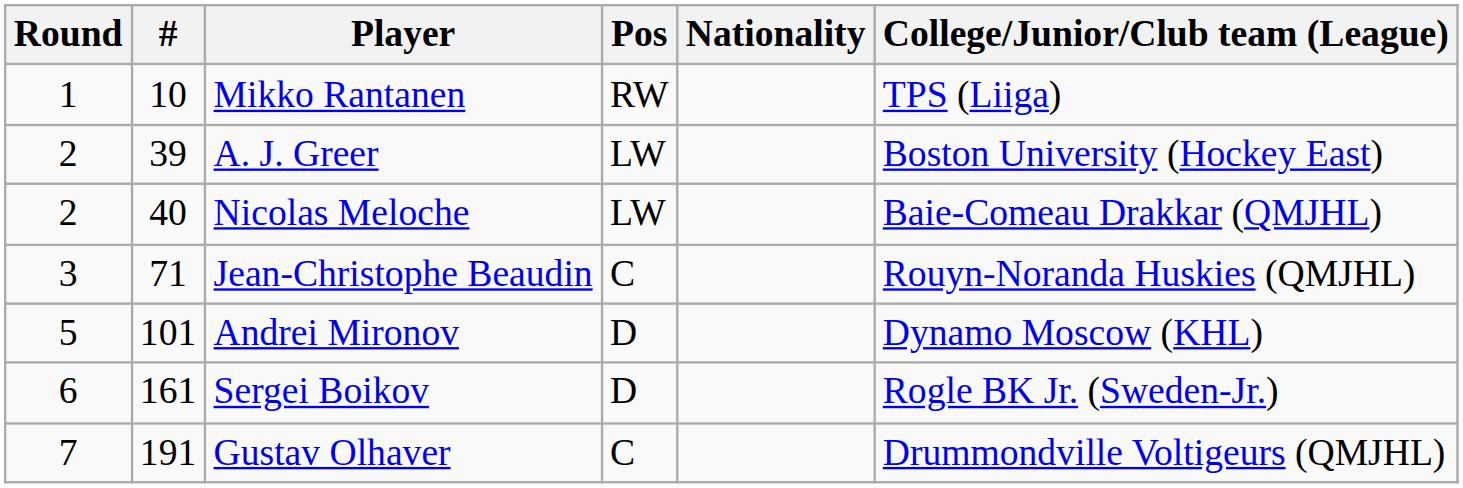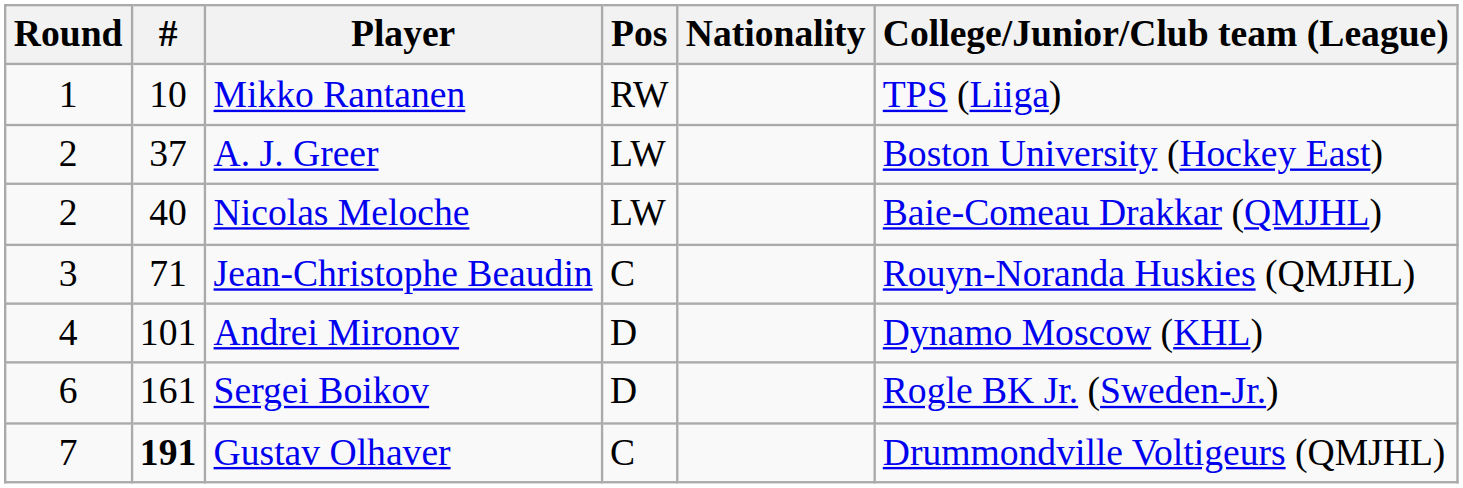(168, 153) 39 -> (168, 153) 37
(68, 332) 5 -> (68, 332) 4
(168, 451) normal -> (168, 451) bold
